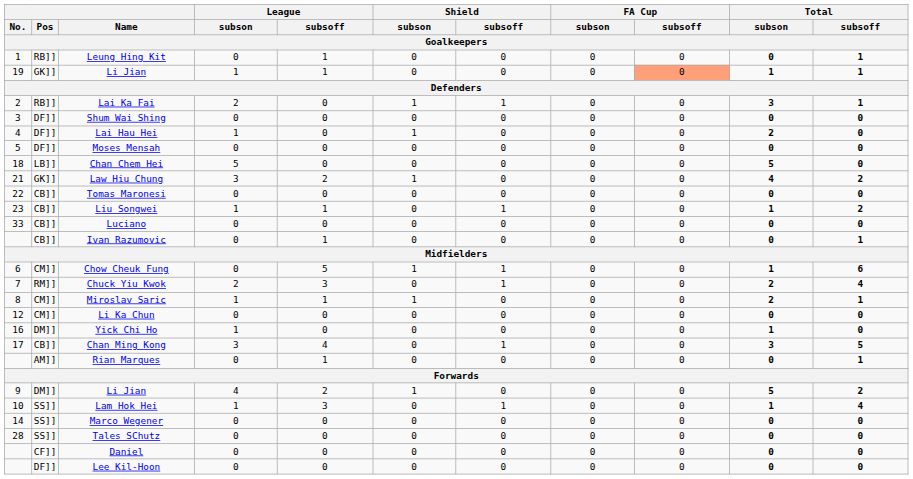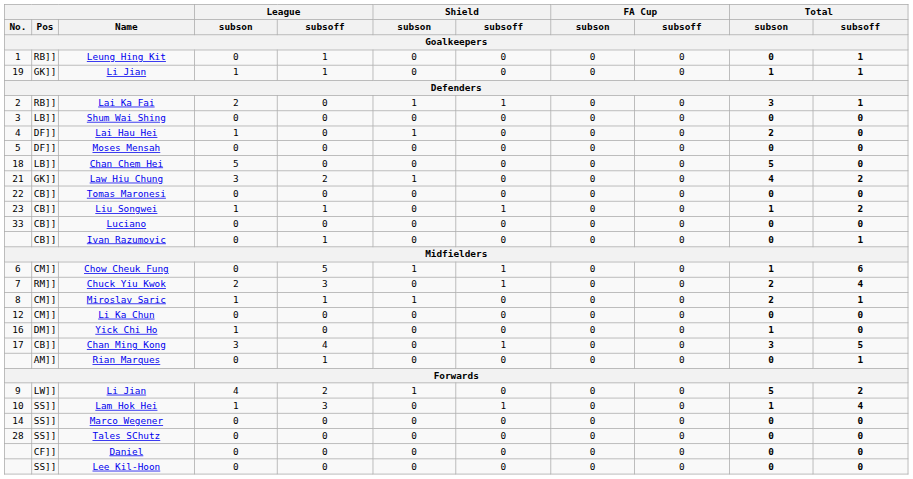(682, 73) lightsalmon background -> (682, 73) no background
(45, 118) DF]] -> (45, 118) LB]]
(45, 391) DM]] -> (45, 391) LW]]
(45, 467) DF]] -> (45, 467) SS]]
